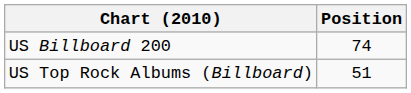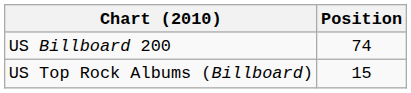(362, 74) 51 -> (362, 74) 15
